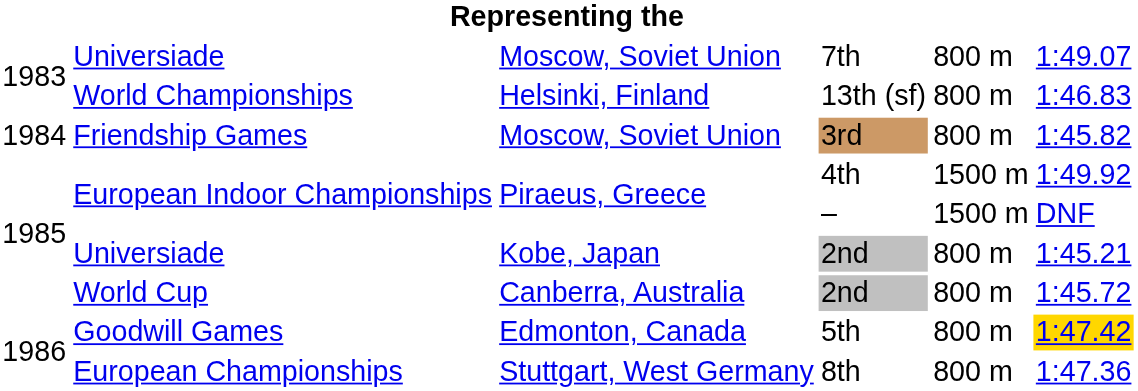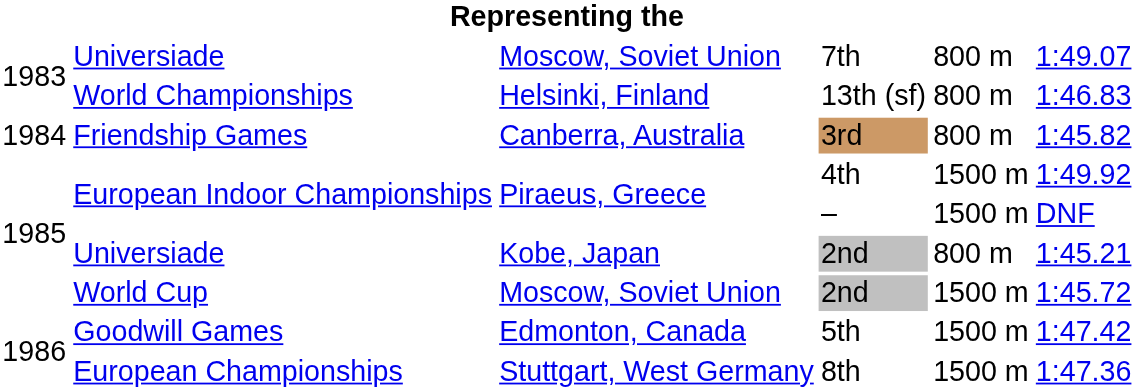(640, 135) Moscow, Soviet Union -> (622, 135) Canberra, Australia
(622, 292) Canberra, Australia -> (640, 292) Moscow, Soviet Union
(973, 292) 800 m -> (981, 292) 1500 m
(973, 332) 800 m -> (981, 332) 1500 m
(1084, 332) gold background -> (1084, 332) no background
(973, 371) 800 m -> (981, 371) 1500 m
